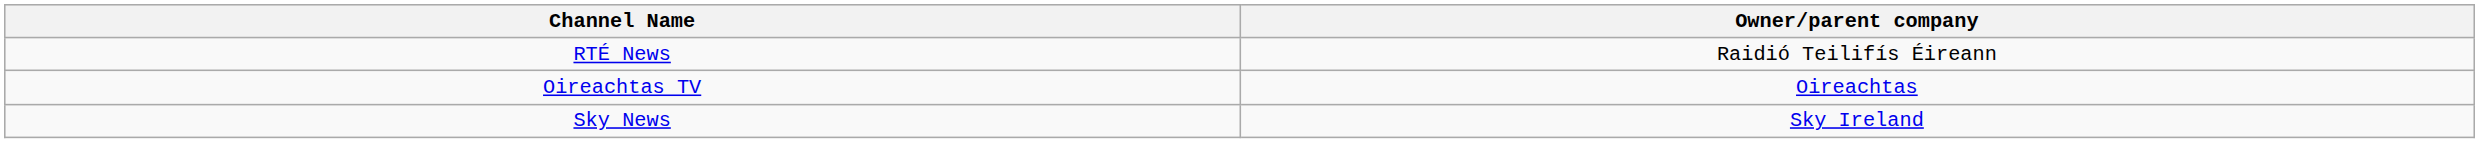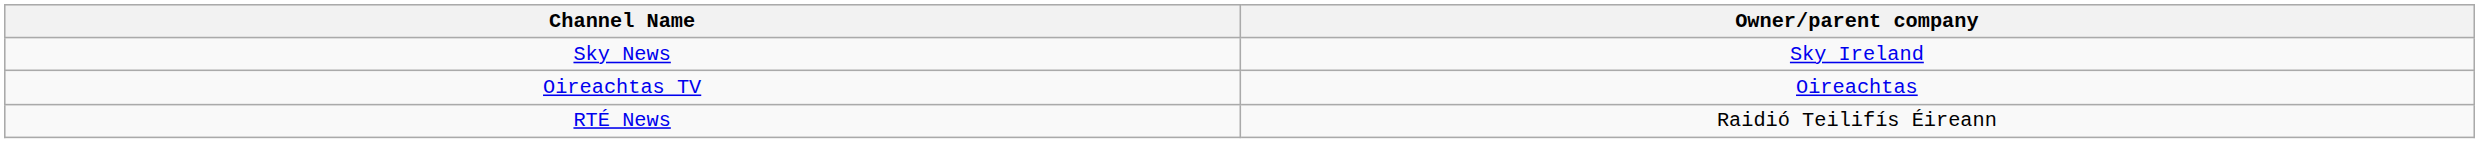rows swapped: (622, 54) <-> (622, 120)
